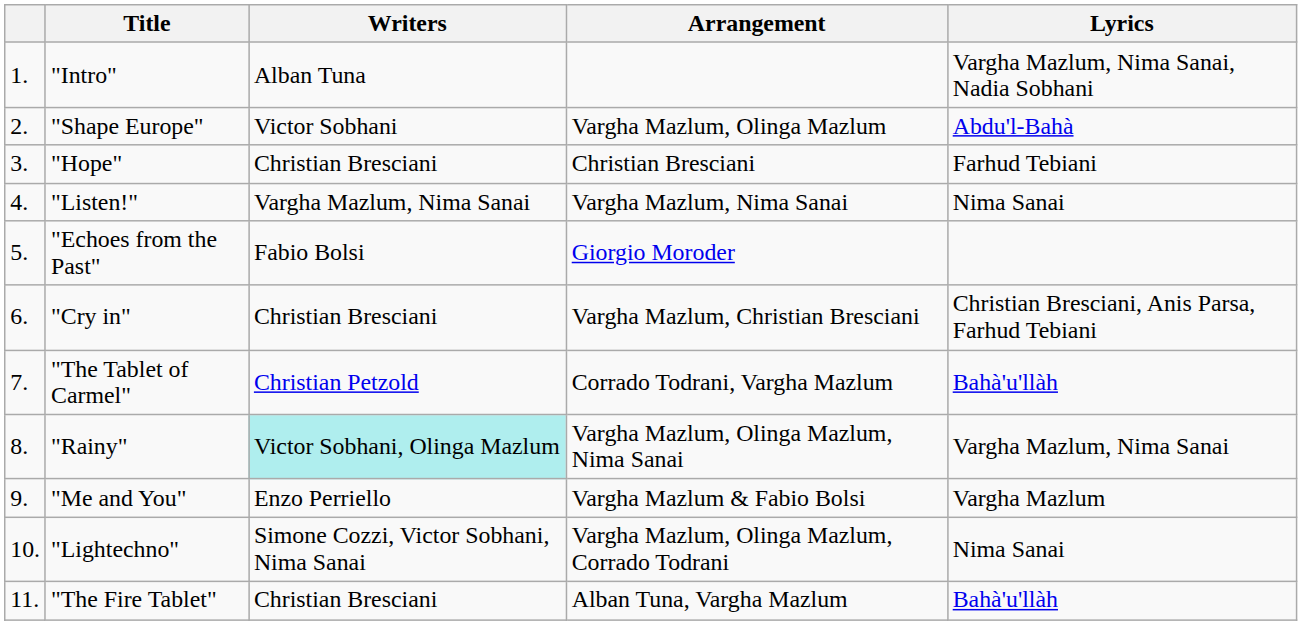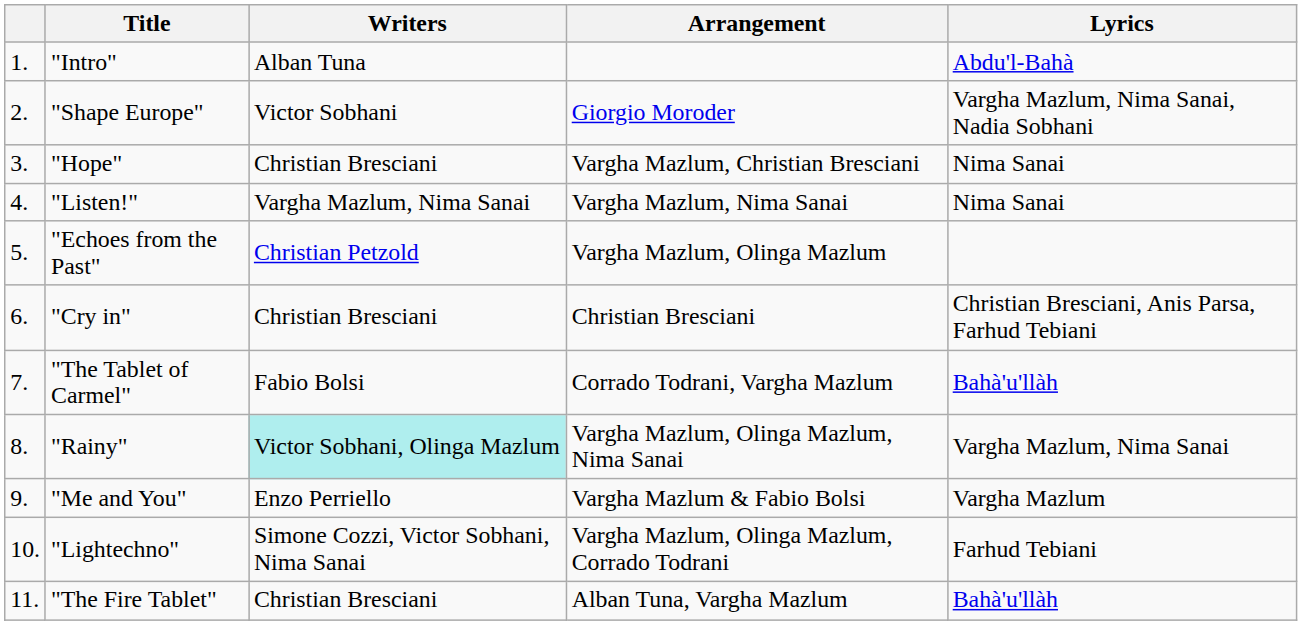(1094, 74) Vargha Mazlum, Nima Sanai, Nadia Sobhani -> (1013, 61) Abdu'l-Bahà
(729, 125) Vargha Mazlum, Olinga Mazlum -> (653, 112) Giorgio Moroder
(1013, 125) Abdu'l-Bahà -> (1094, 112) Vargha Mazlum, Nima Sanai, Nadia Sobhani
(663, 163) Christian Bresciani -> (746, 163) Vargha Mazlum, Christian Bresciani
(1025, 163) Farhud Tebiani -> (1009, 163) Nima Sanai
(309, 252) Fabio Bolsi -> (336, 252) Christian Petzold
(653, 252) Giorgio Moroder -> (729, 252) Vargha Mazlum, Olinga Mazlum
(746, 317) Vargha Mazlum, Christian Bresciani -> (663, 317) Christian Bresciani
(336, 381) Christian Petzold -> (309, 381) Fabio Bolsi
(1009, 549) Nima Sanai -> (1025, 549) Farhud Tebiani
